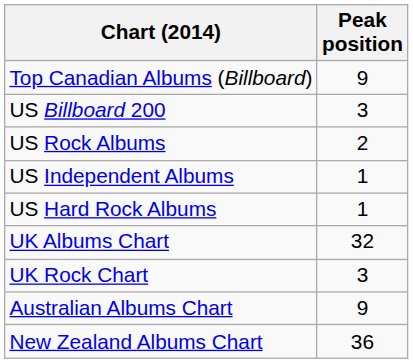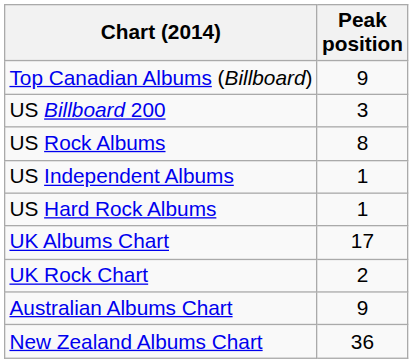(362, 143) 2 -> (362, 143) 8
(362, 242) 32 -> (362, 242) 17
(362, 275) 3 -> (362, 275) 2
